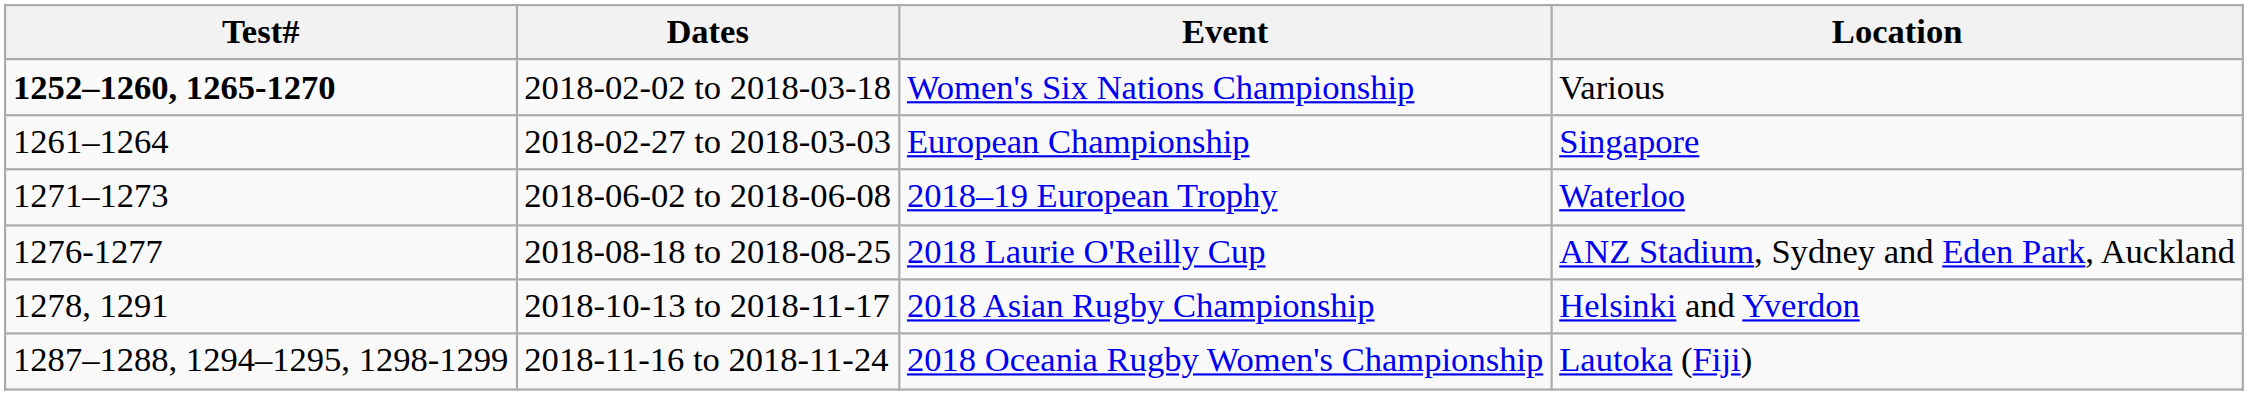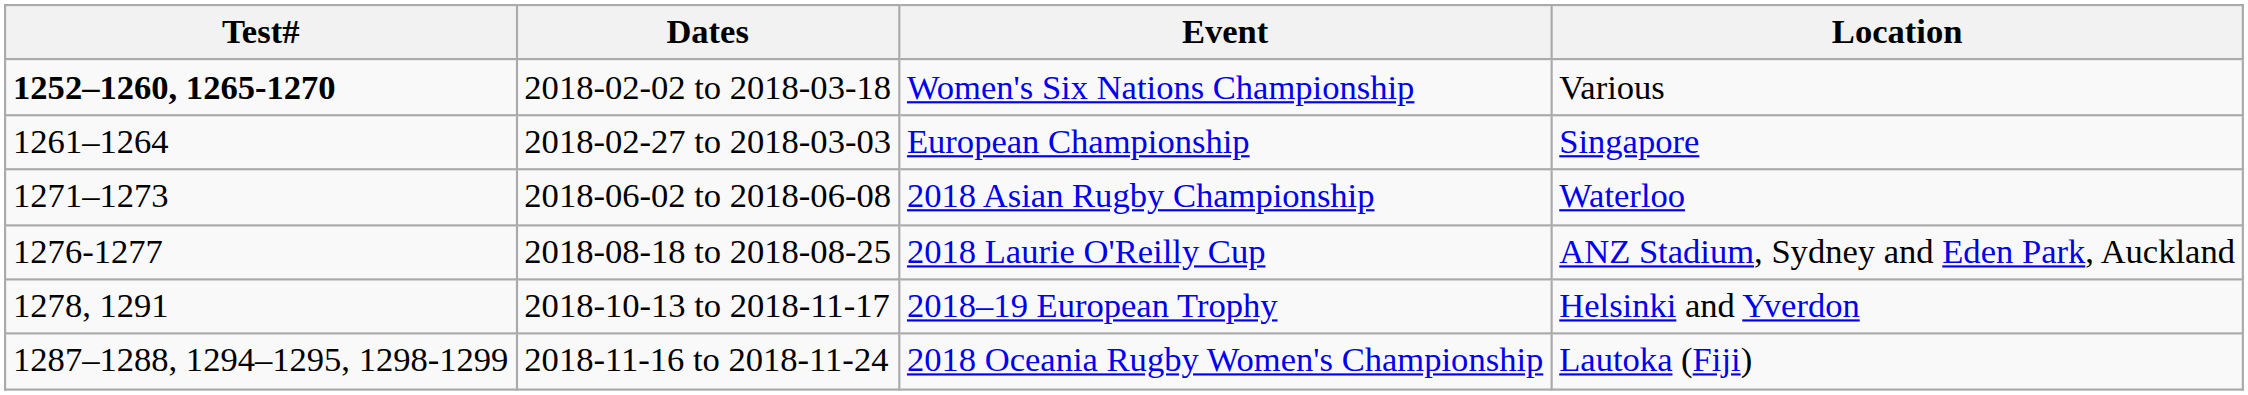(1092, 196) 2018–19 European Trophy -> (1141, 196) 2018 Asian Rugby Championship
(1141, 305) 2018 Asian Rugby Championship -> (1092, 305) 2018–19 European Trophy
